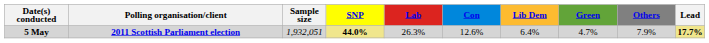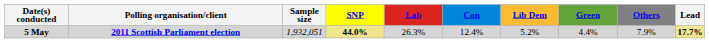(472, 32) 12.6% -> (472, 32) 12.4%
(530, 32) 6.4% -> (530, 32) 5.2%
(588, 32) 4.7% -> (588, 32) 4.4%
